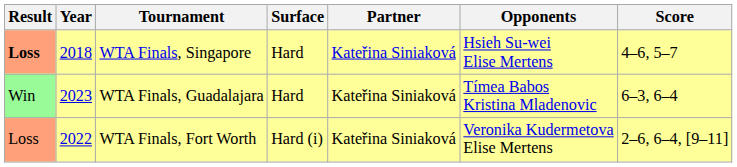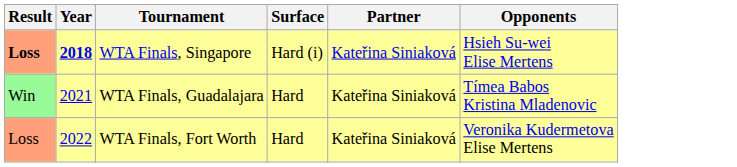- column: (675, 17)
(76, 52) normal -> (76, 52) bold
(287, 52) Hard -> (297, 52) Hard (i)
(76, 95) 2023 -> (76, 95) 2021
(297, 139) Hard (i) -> (287, 139) Hard
